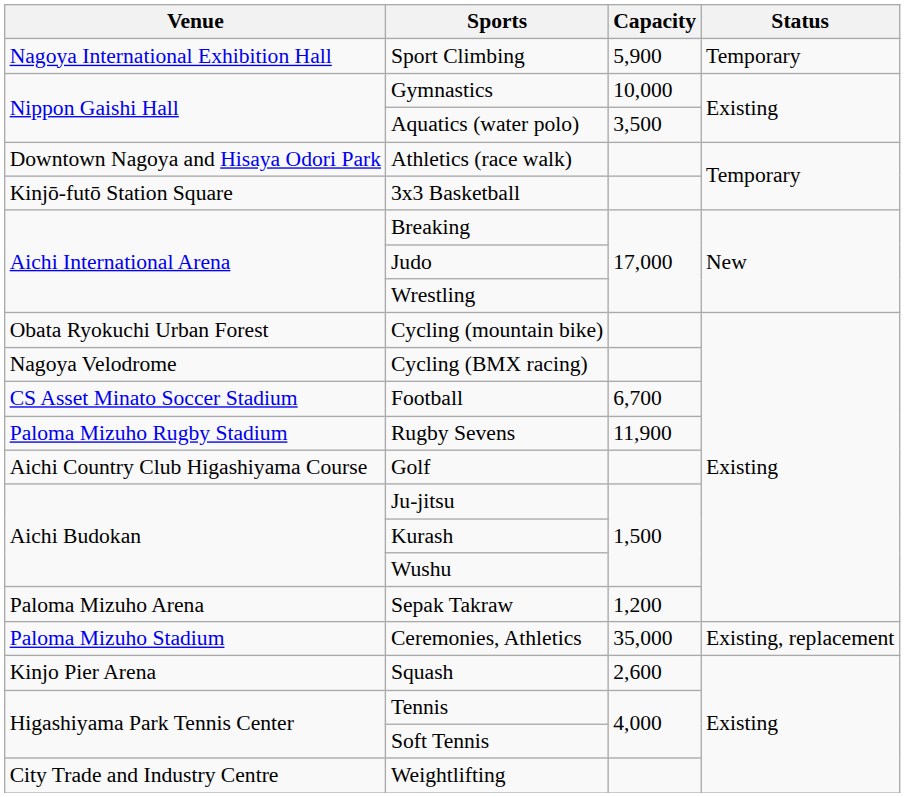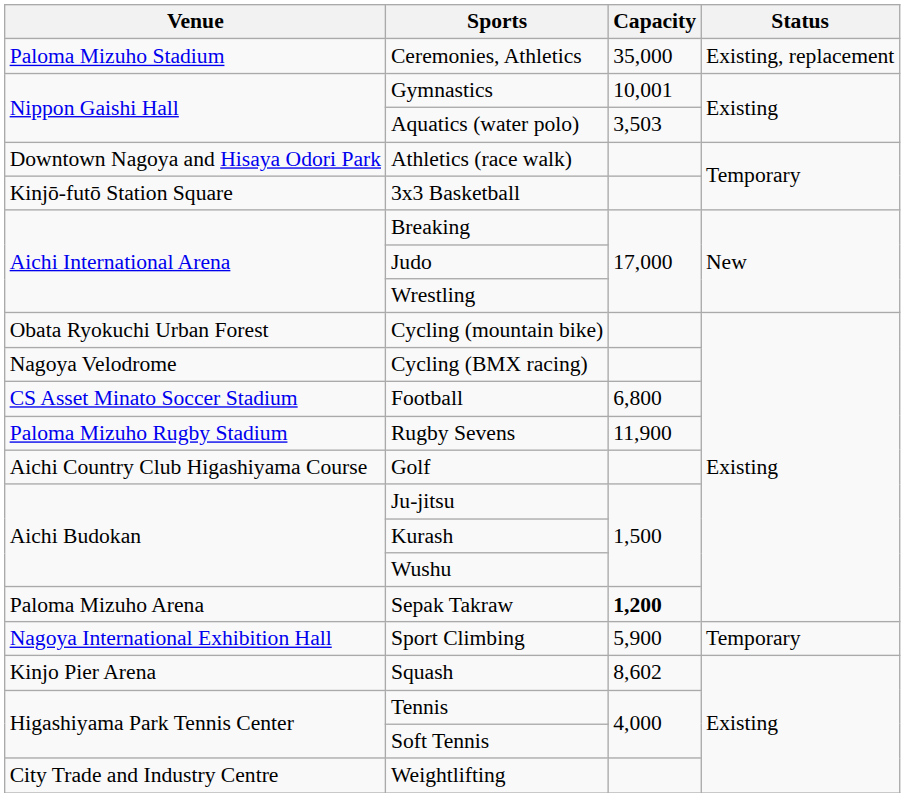rows swapped: (117, 638) <-> (171, 55)
(643, 90) 10,000 -> (643, 90) 10,001
(638, 124) 3,500 -> (638, 124) 3,503
(638, 398) 6,700 -> (638, 398) 6,800
(638, 603) normal -> (638, 603) bold
(638, 672) 2,600 -> (638, 672) 8,602
